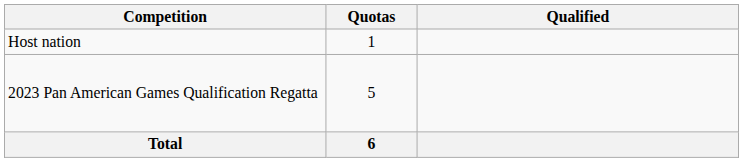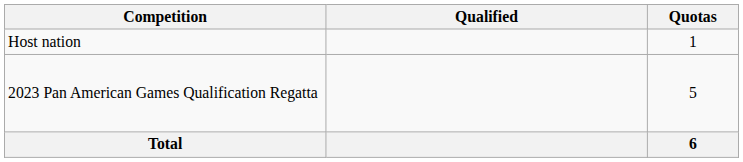columns swapped: (371, 16) <-> (578, 16)
